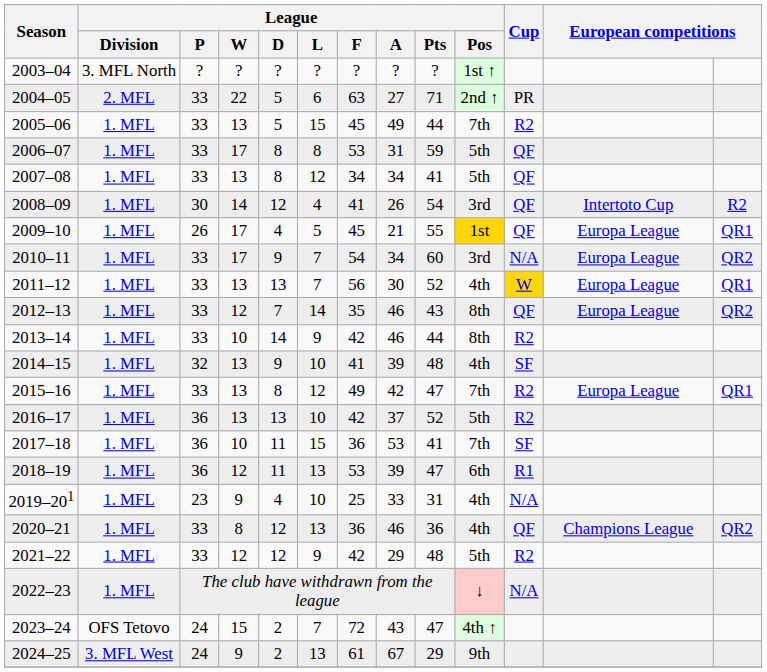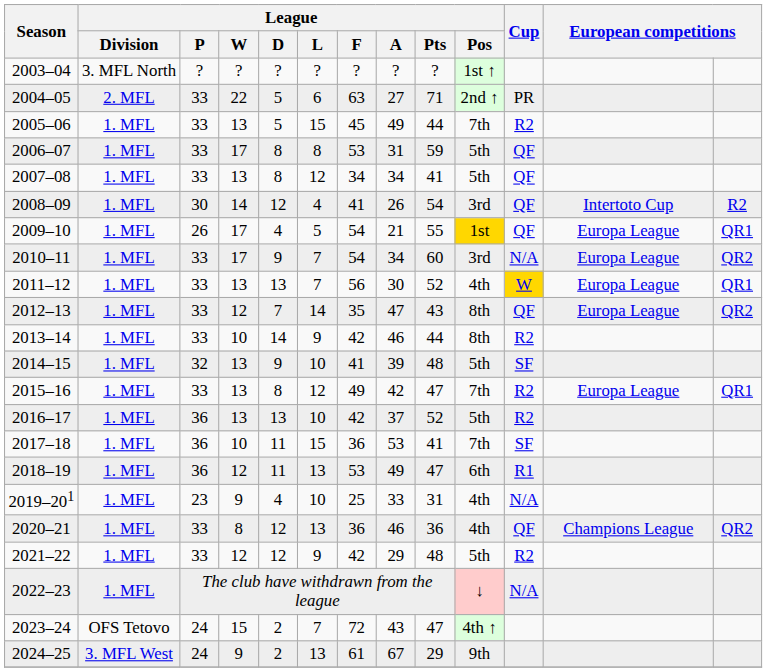(357, 230) 45 -> (357, 230) 54
(396, 310) 46 -> (396, 310) 47
(480, 364) 4th -> (480, 364) 5th
(396, 470) 39 -> (396, 470) 49
